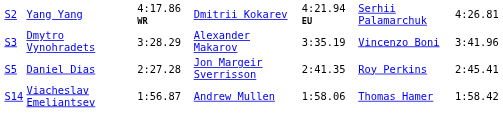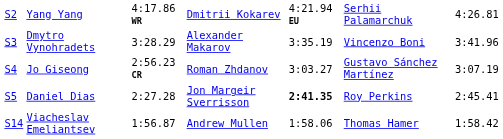+ row: (58, 69)
(324, 69) normal -> (311, 96) bold
